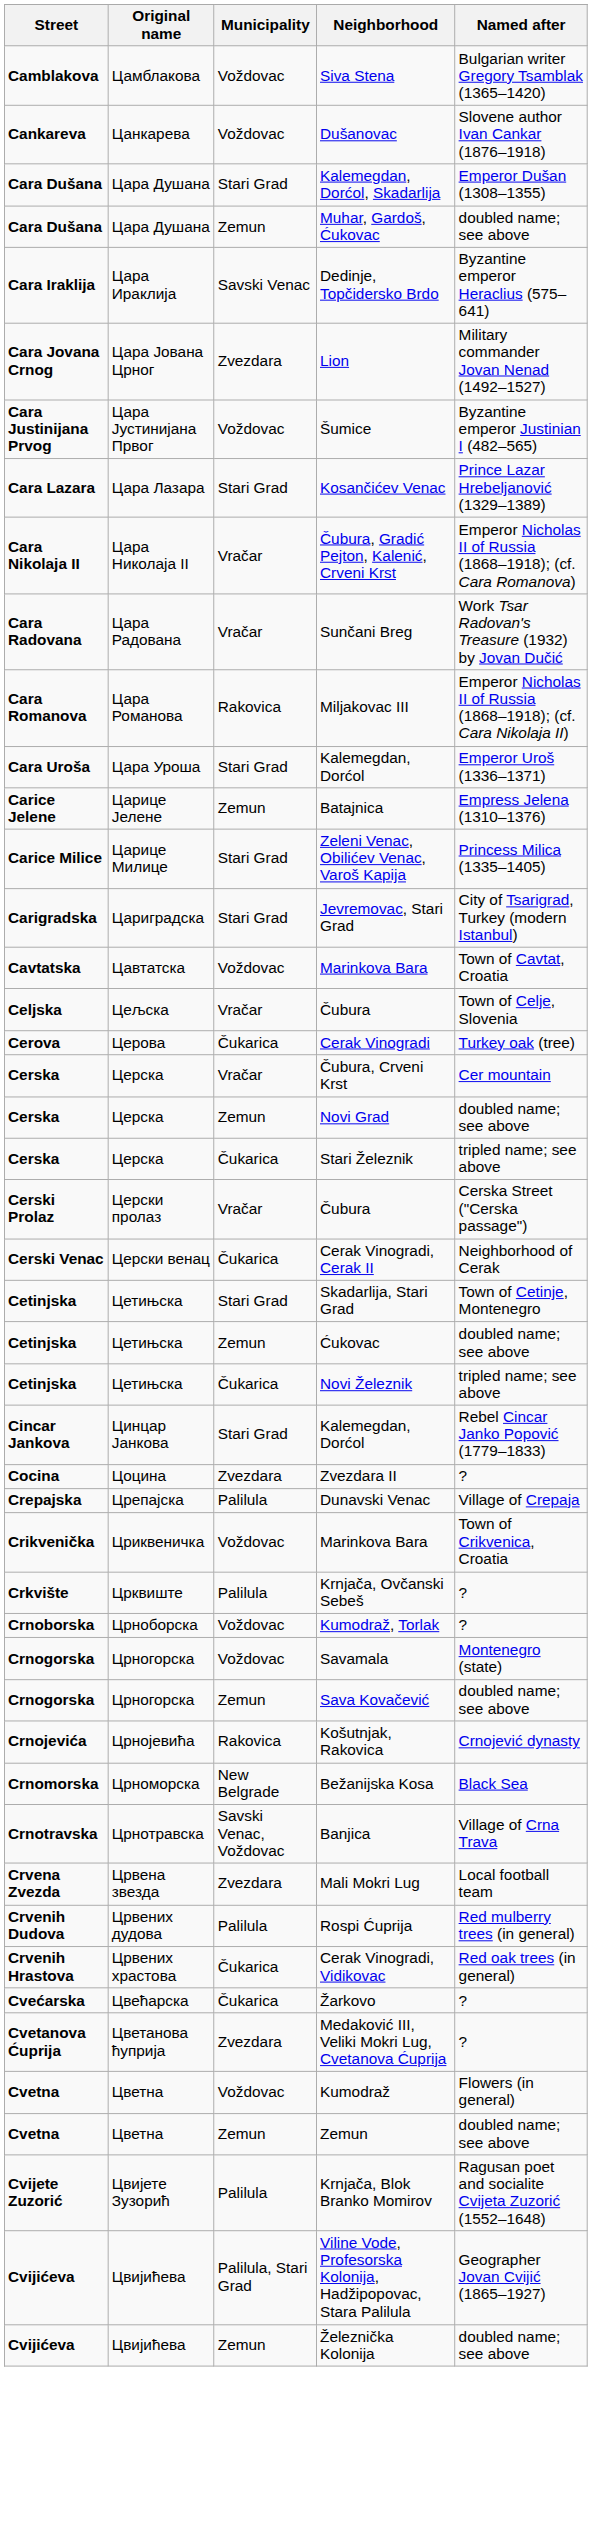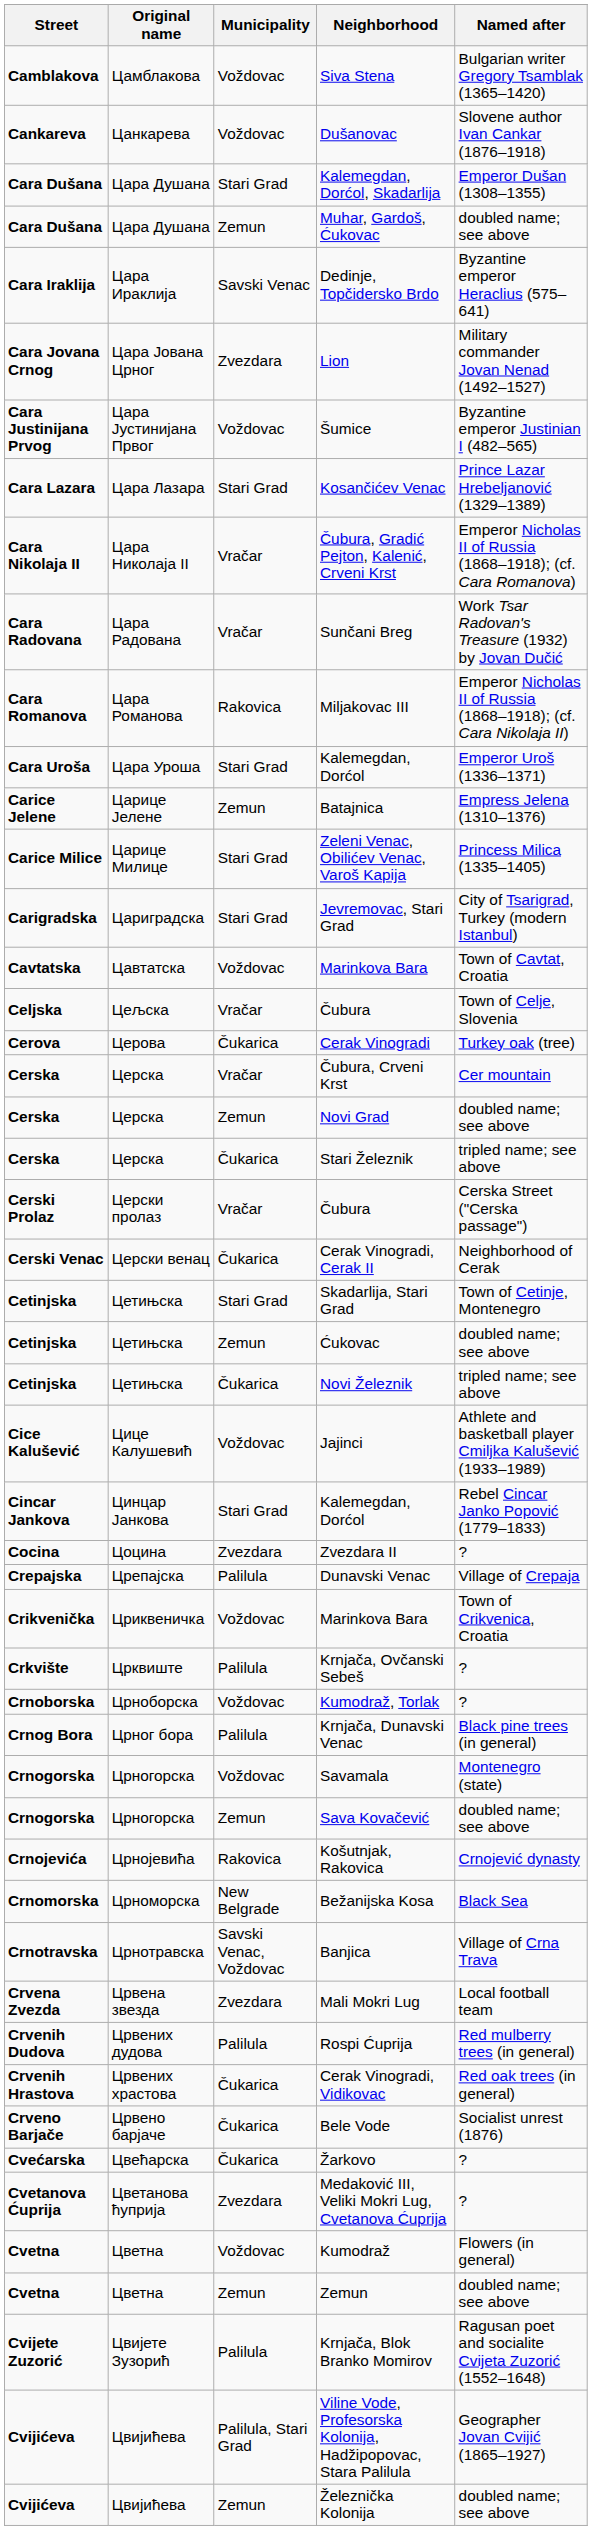+ row: (44, 1443)
+ row: (50, 1734)
+ row: (36, 2126)
